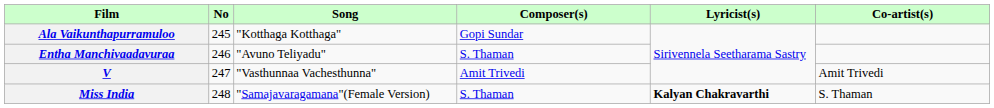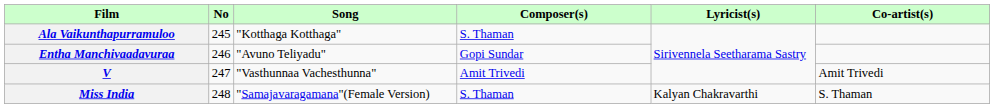(492, 34) Gopi Sundar -> (487, 34) S. Thaman
(487, 53) S. Thaman -> (492, 53) Gopi Sundar
(711, 93) bold -> (706, 93) normal
